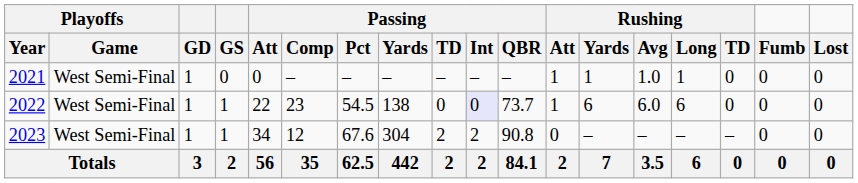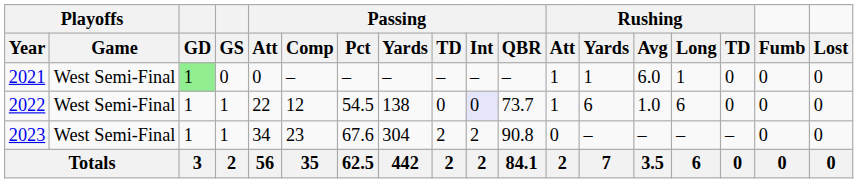(188, 76) no background -> (188, 76) lightgreen background
(649, 76) 1.0 -> (649, 76) 6.0
(295, 105) 23 -> (295, 105) 12
(649, 105) 6.0 -> (649, 105) 1.0
(295, 134) 12 -> (295, 134) 23
